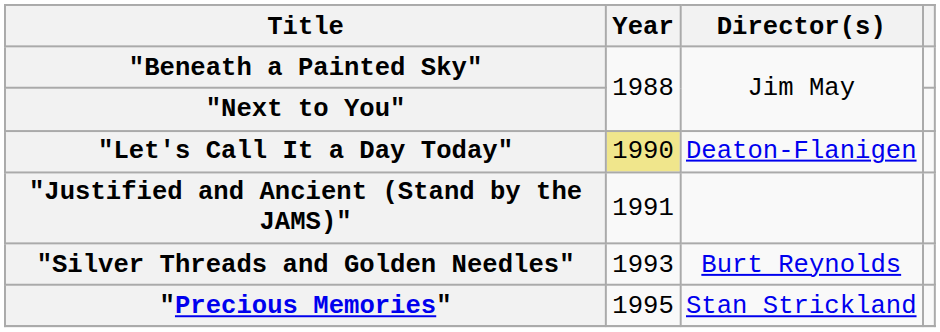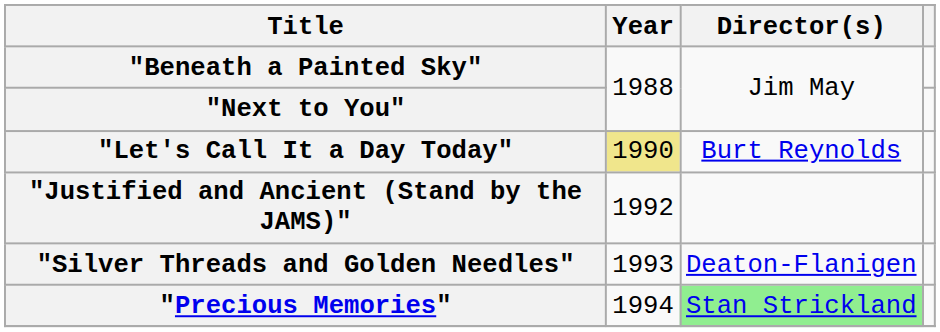(801, 151) Deaton-Flanigen -> (801, 151) Burt Reynolds
(643, 208) 1991 -> (643, 208) 1992
(801, 264) Burt Reynolds -> (801, 264) Deaton-Flanigen
(643, 306) 1995 -> (643, 306) 1994
(801, 306) no background -> (801, 306) lightgreen background
